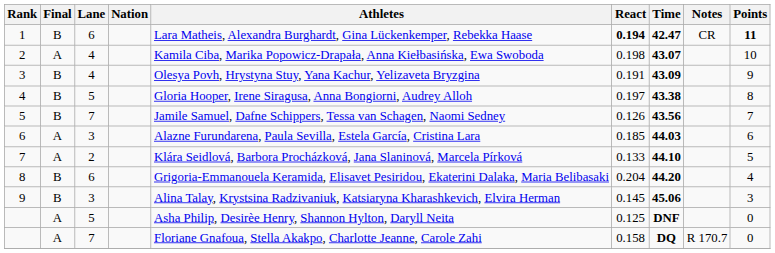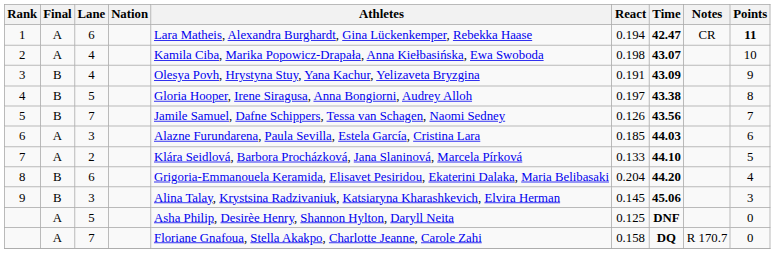(57, 34) B -> (57, 34) A
(631, 34) bold -> (631, 34) normal
